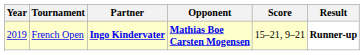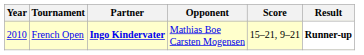(17, 35) 2019 -> (17, 35) 2010
(210, 35) bold -> (207, 35) normal
